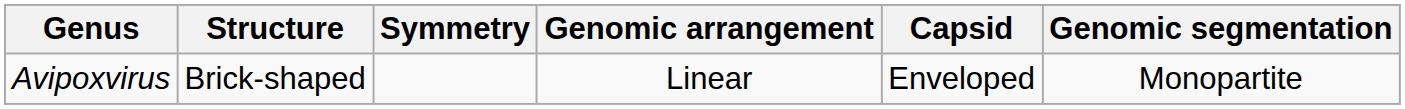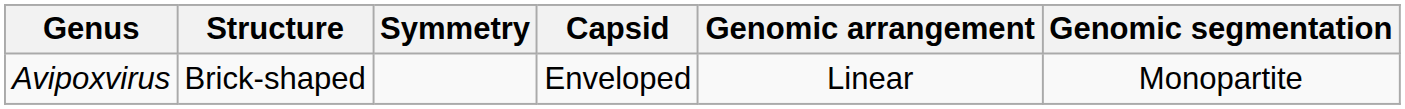columns swapped: (962, 29) <-> (709, 29)
